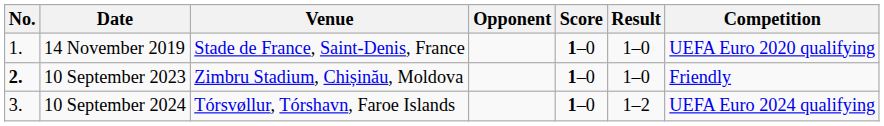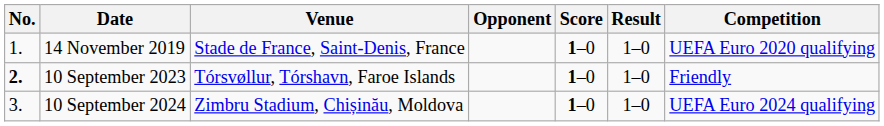(329, 76) Zimbru Stadium, Chișinău, Moldova -> (325, 76) Tórsvøllur, Tórshavn, Faroe Islands
(325, 105) Tórsvøllur, Tórshavn, Faroe Islands -> (329, 105) Zimbru Stadium, Chișinău, Moldova
(636, 105) 1–2 -> (636, 105) 1–0
